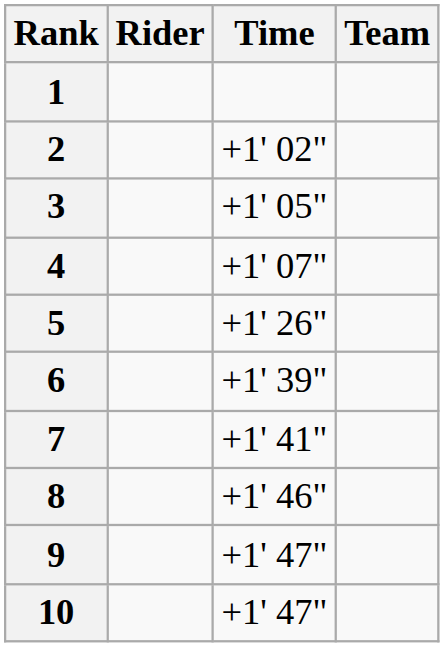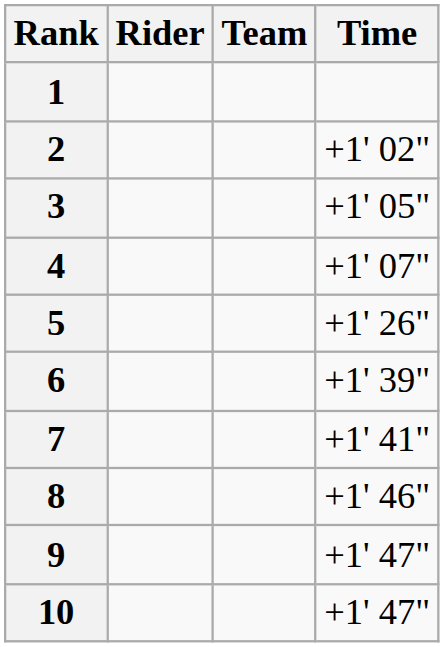columns swapped: (387, 33) <-> (274, 33)
